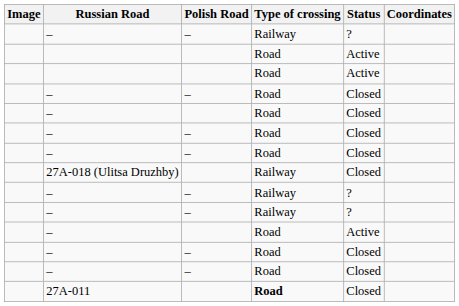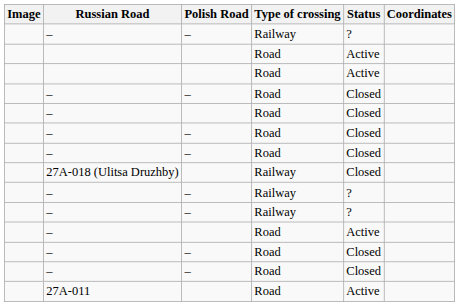(269, 291) bold -> (268, 291) normal
(364, 291) Closed -> (363, 291) Active
